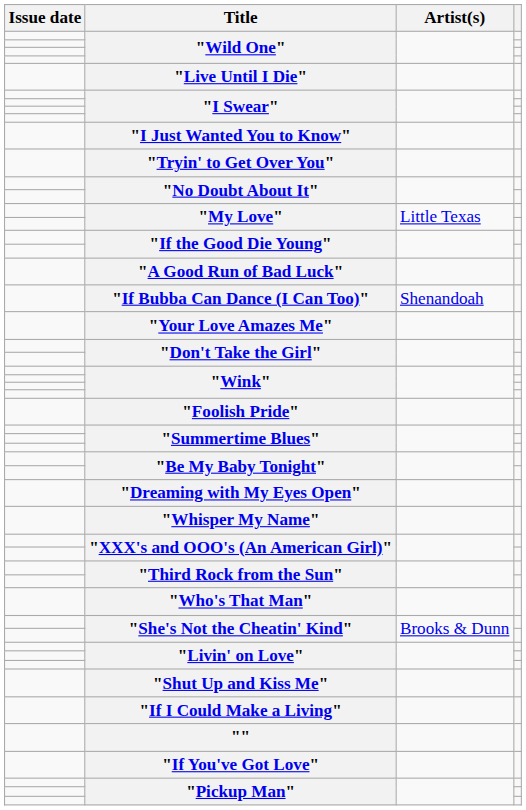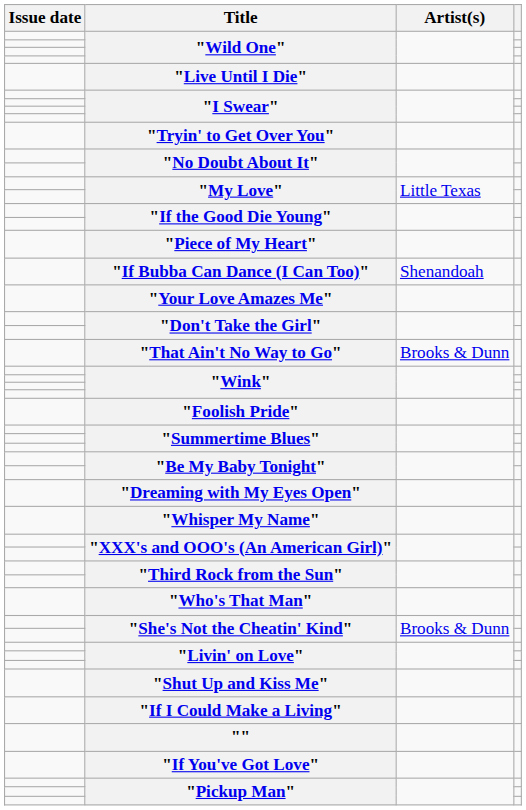- row: (241, 135)
+ row: (241, 244)
- row: (241, 271)
+ row: (241, 352)
